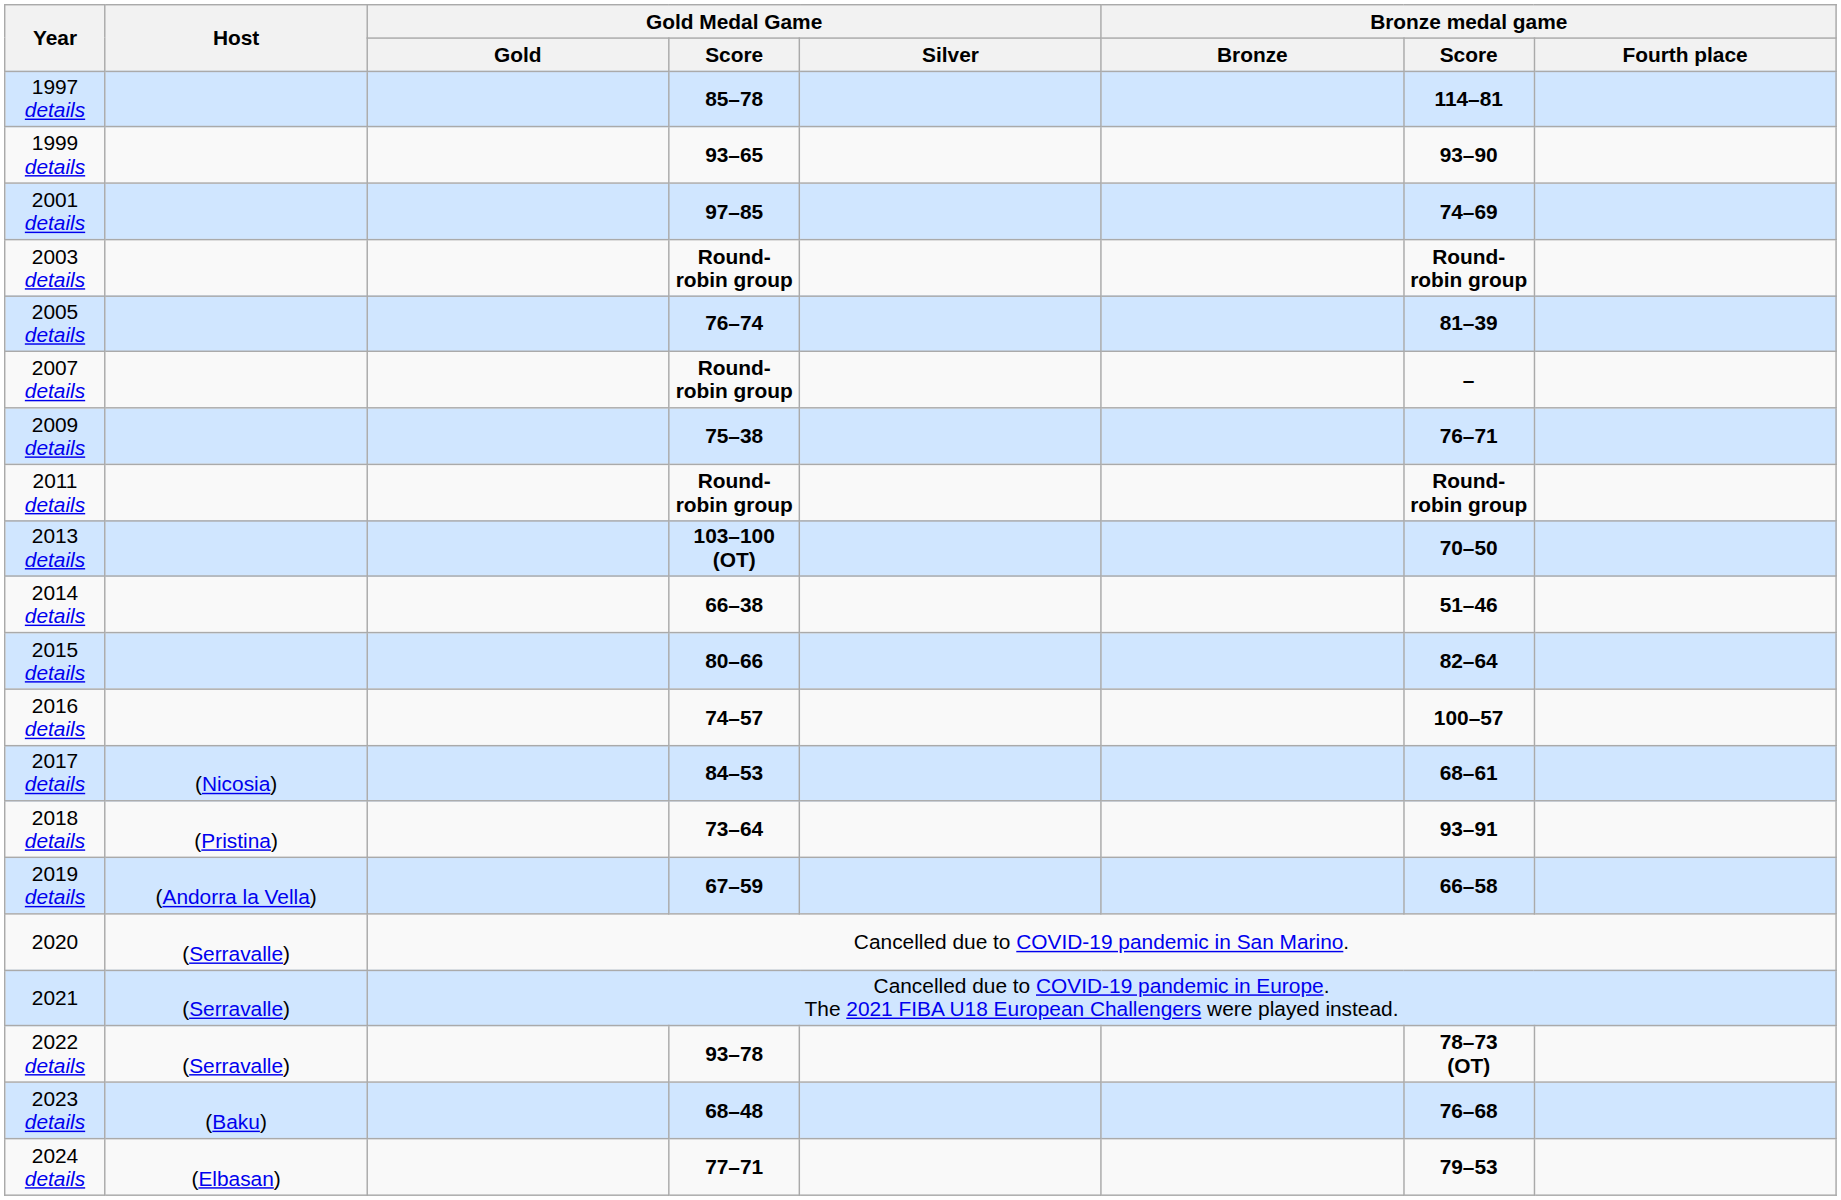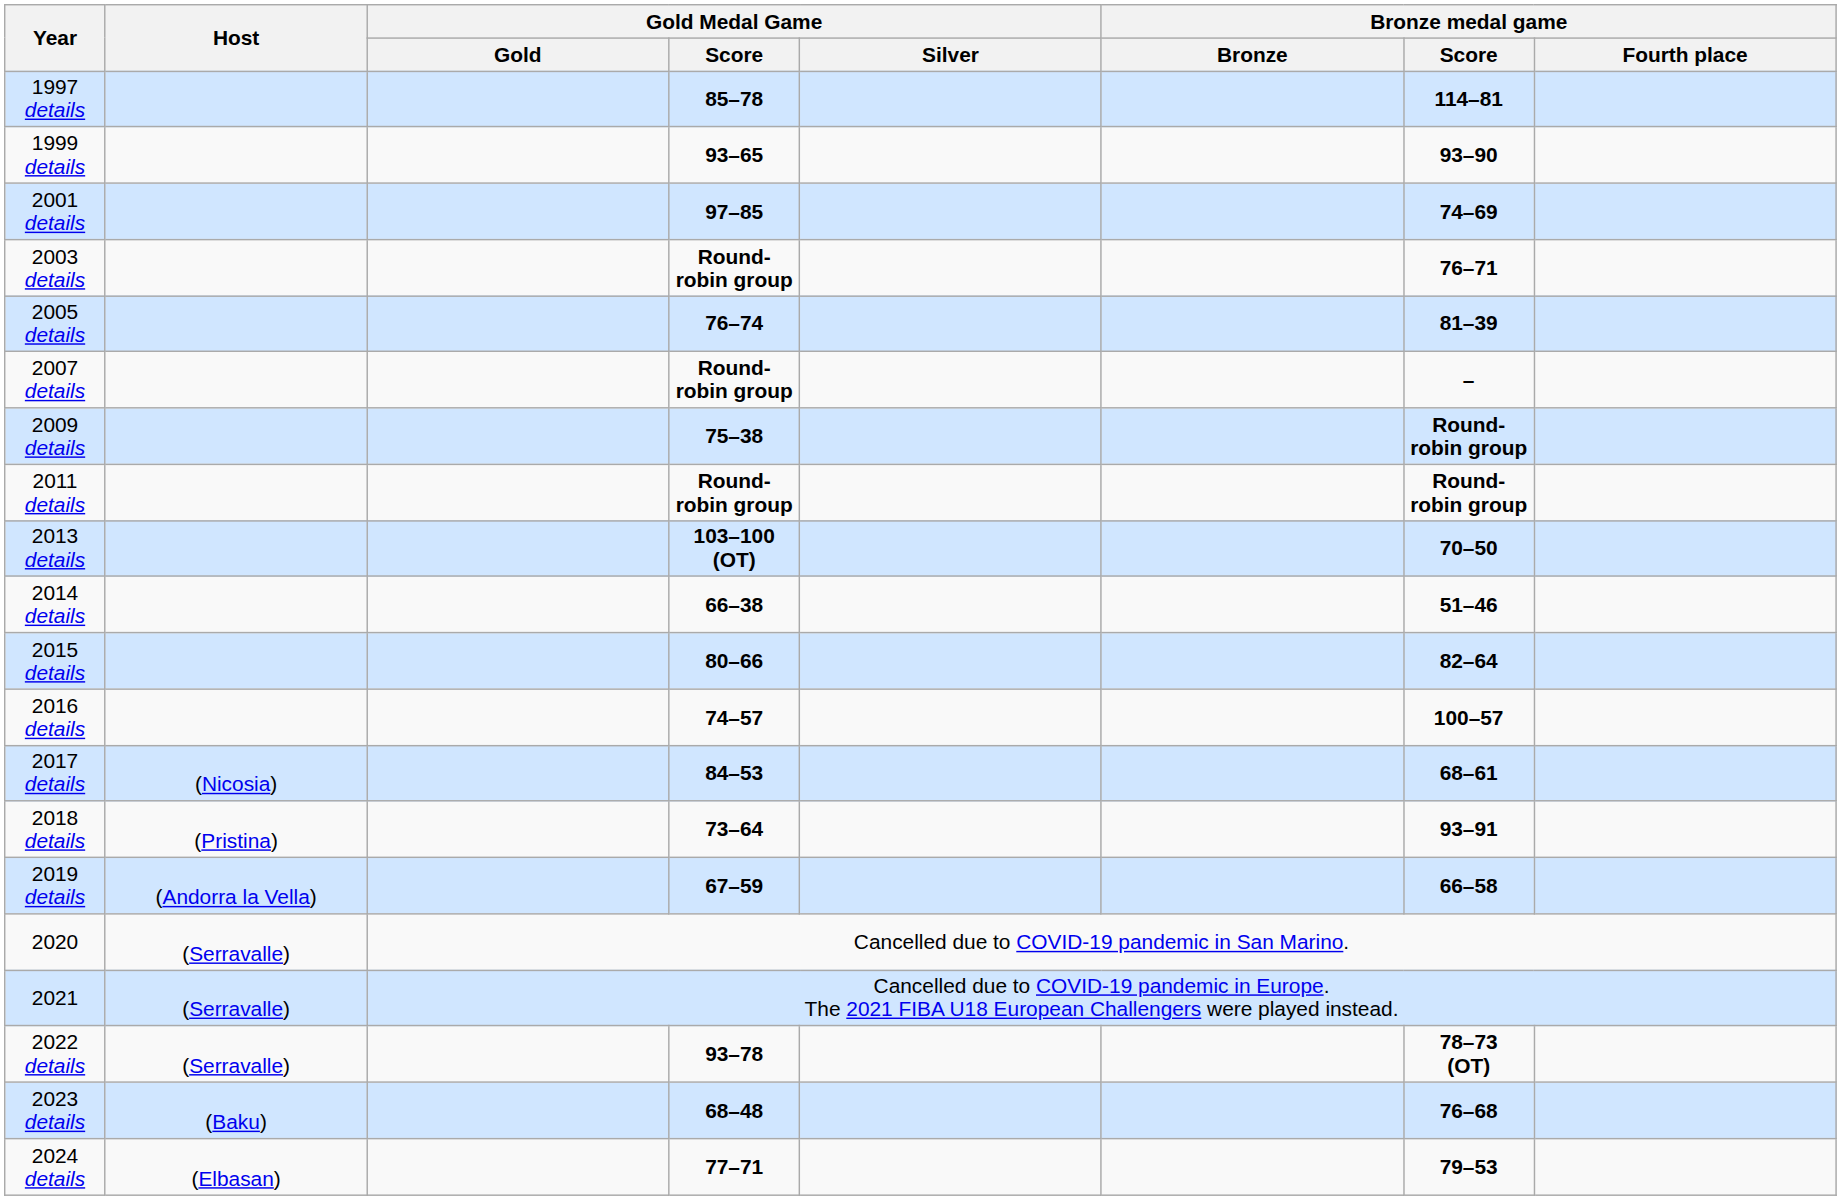(1469, 268) Round-robin group -> (1469, 268) 76–71
(1469, 436) 76–71 -> (1469, 436) Round-robin group
